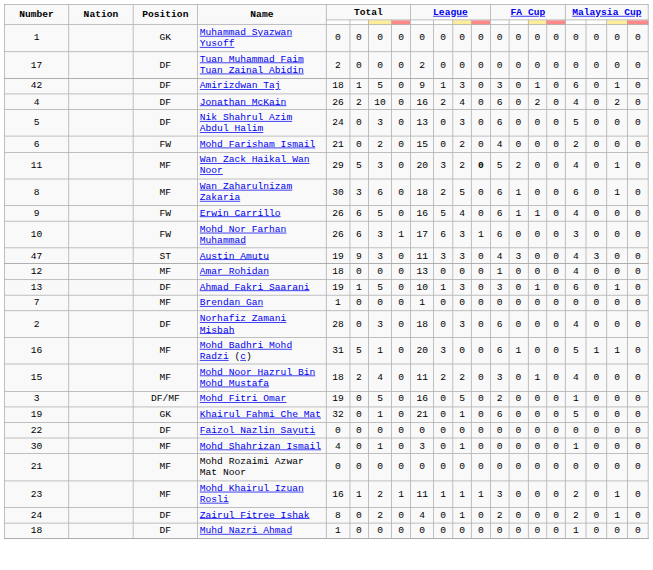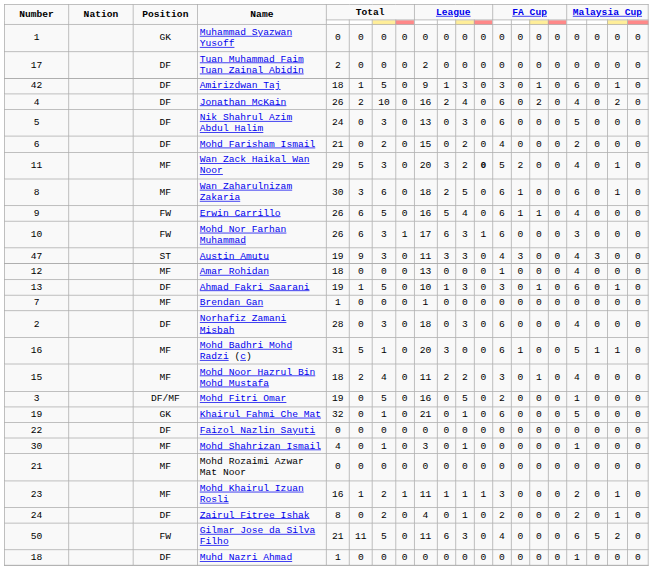(165, 144) FW -> (165, 144) DF
+ row: (258, 536)
